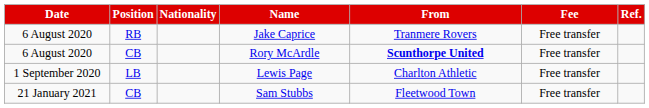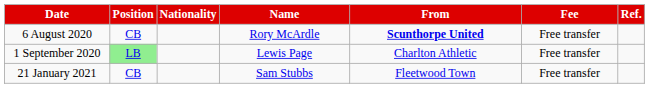- row: (284, 34)
(133, 73) no background -> (133, 54) lightgreen background
